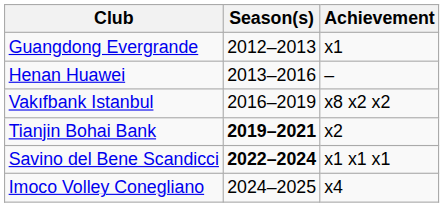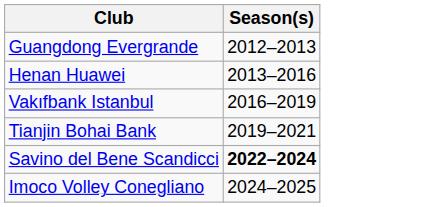- column: (379, 18)
(272, 131) bold -> (272, 131) normal
